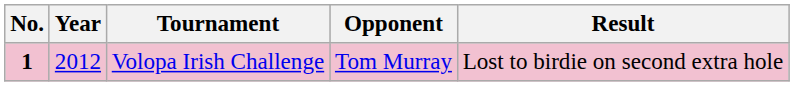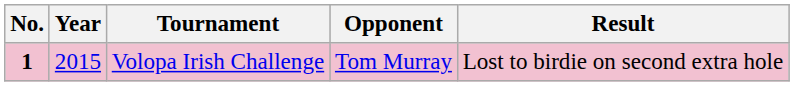(78, 61) 2012 -> (78, 61) 2015
